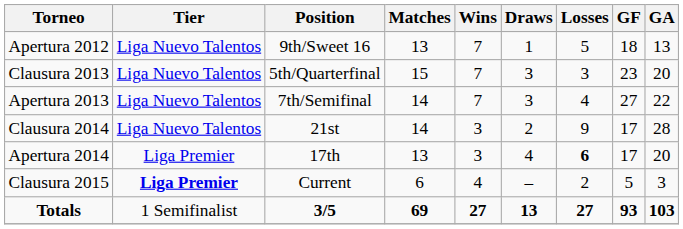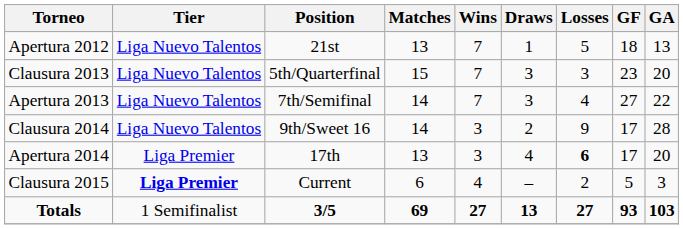(325, 45) 9th/Sweet 16 -> (325, 45) 21st
(325, 127) 21st -> (325, 127) 9th/Sweet 16
